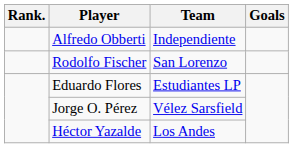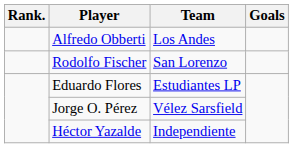(194, 39) Independiente -> (184, 39) Los Andes
(184, 131) Los Andes -> (194, 131) Independiente
